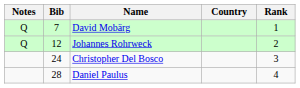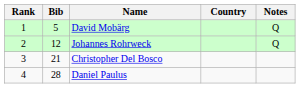columns swapped: (276, 12) <-> (24, 12)
(57, 28) 7 -> (56, 28) 5
(57, 59) 24 -> (56, 59) 21
